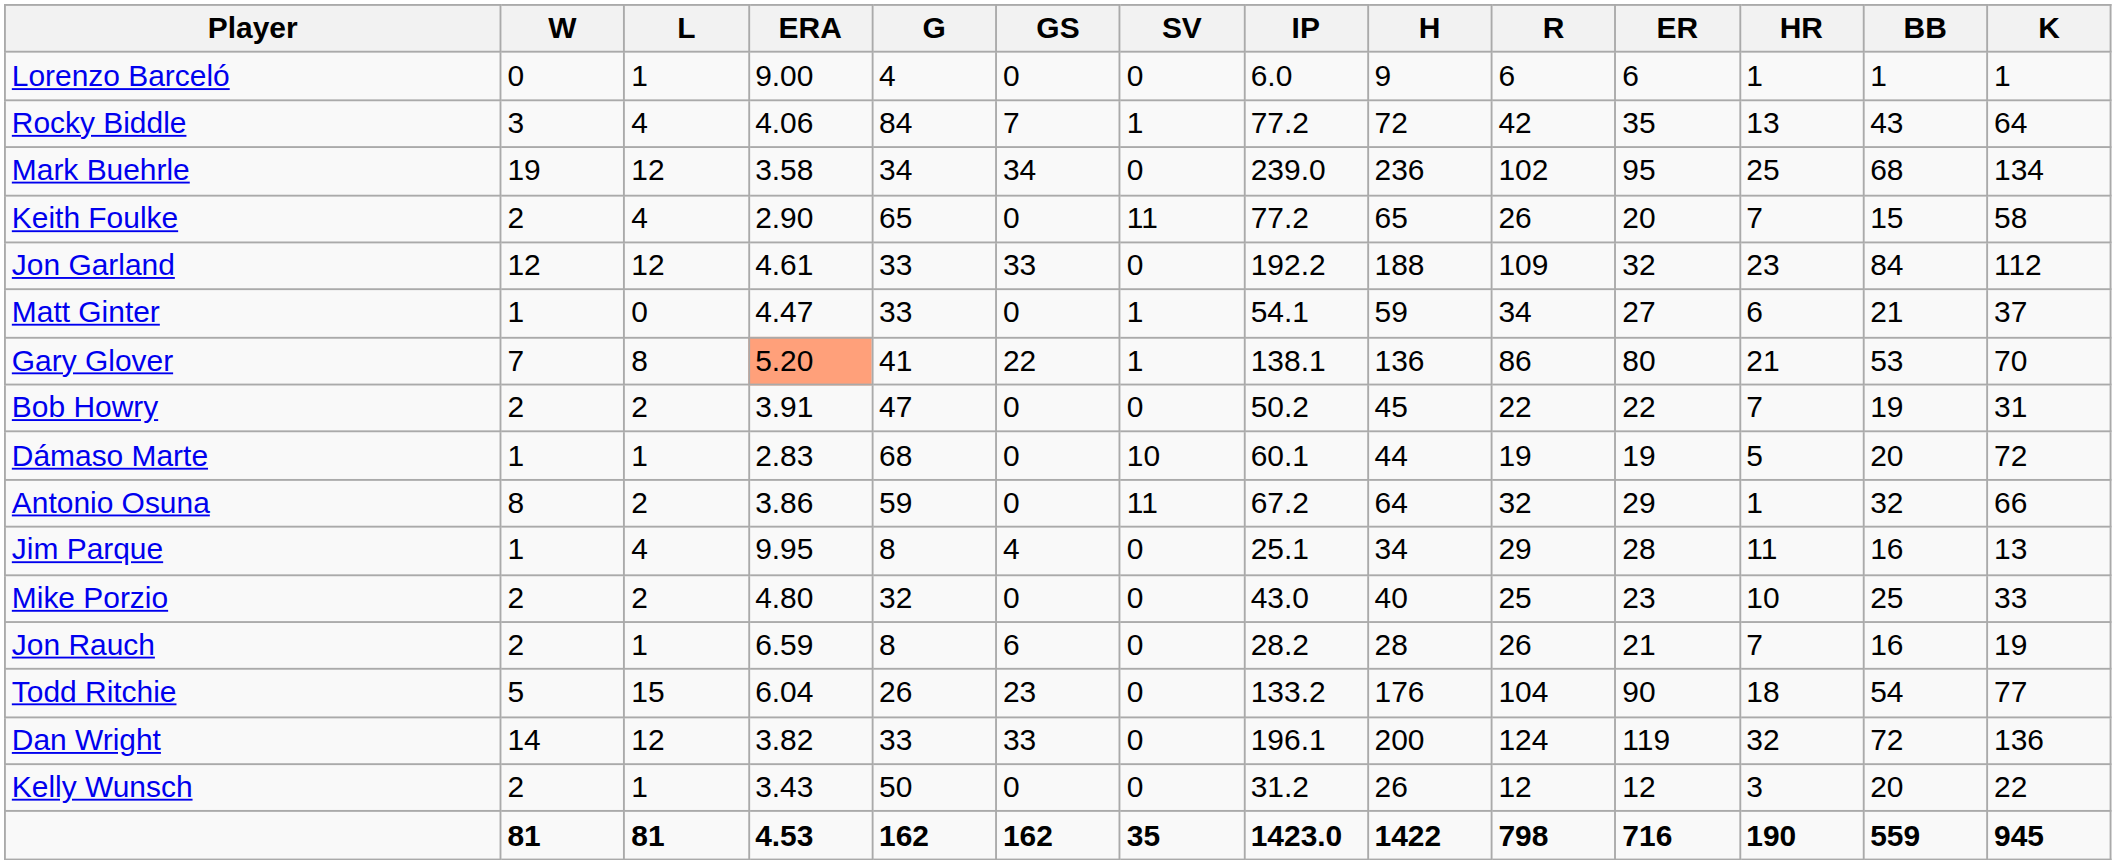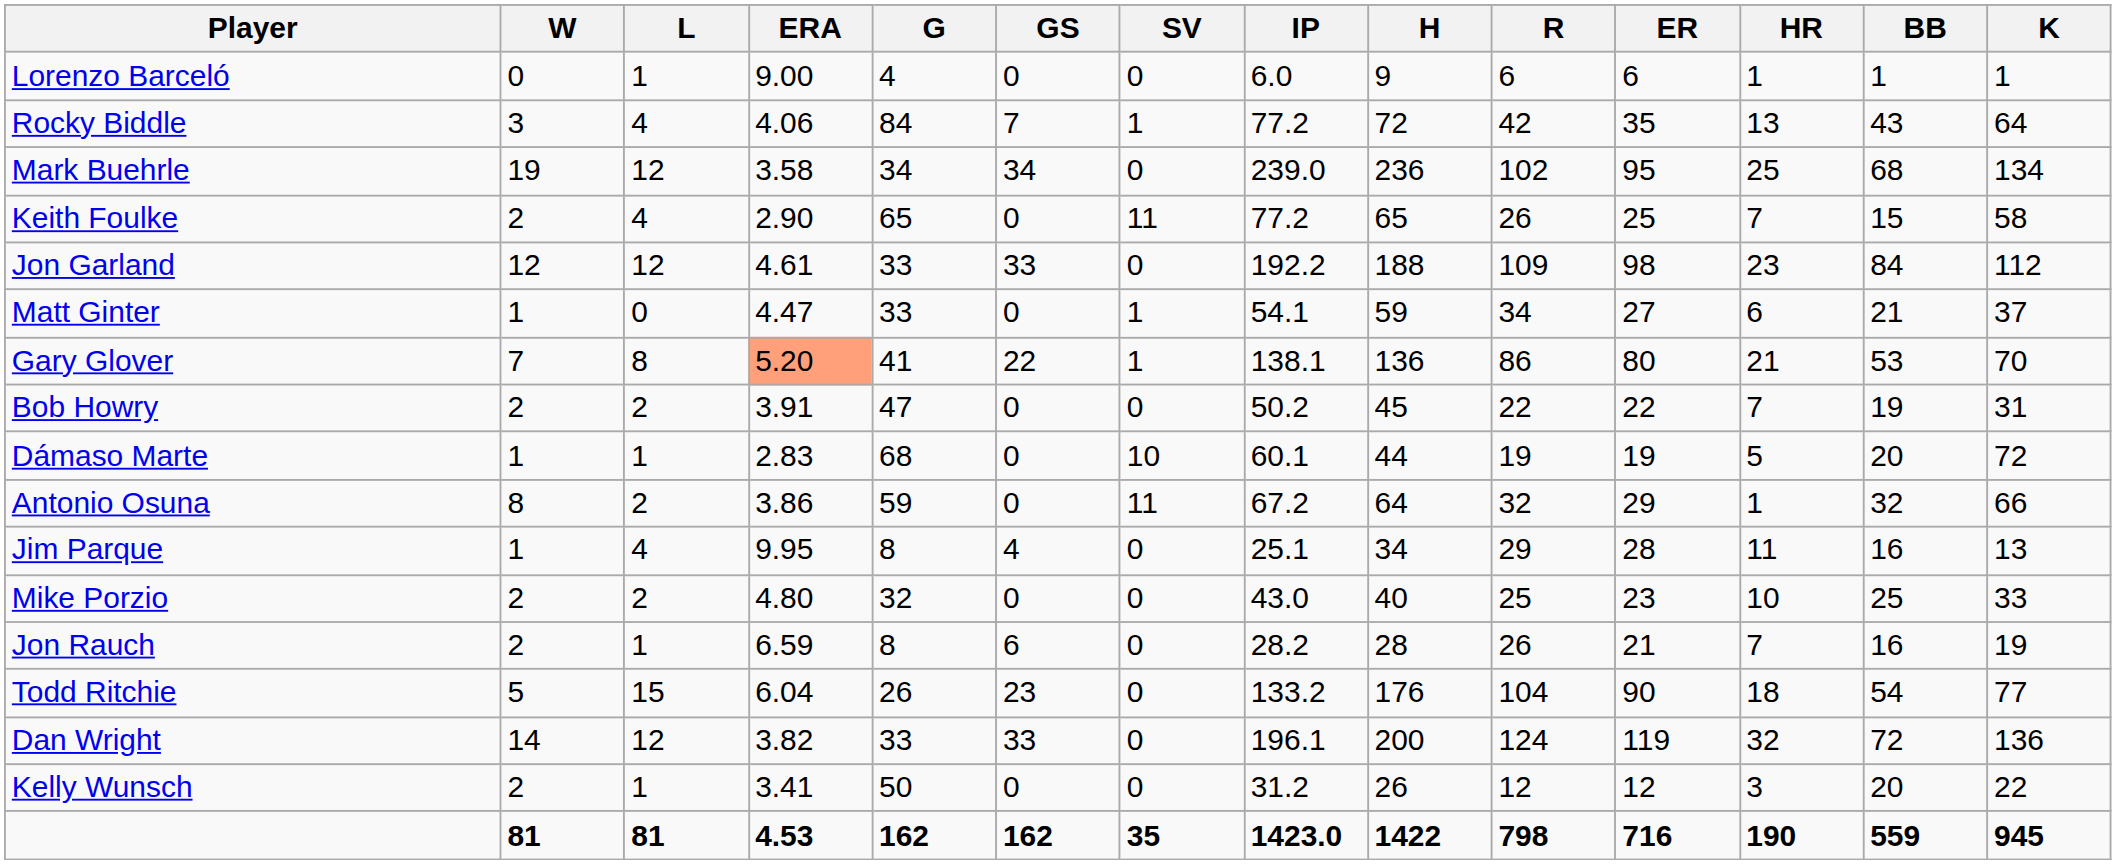(1639, 218) 20 -> (1639, 218) 25
(1639, 265) 32 -> (1639, 265) 98
(784, 787) 3.43 -> (784, 787) 3.41
